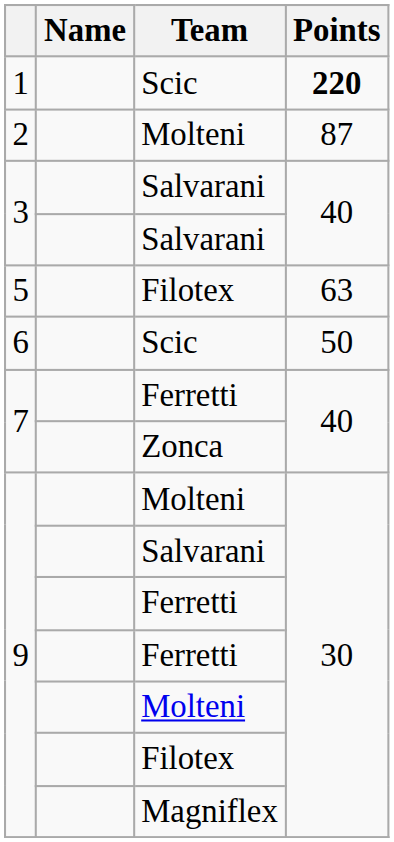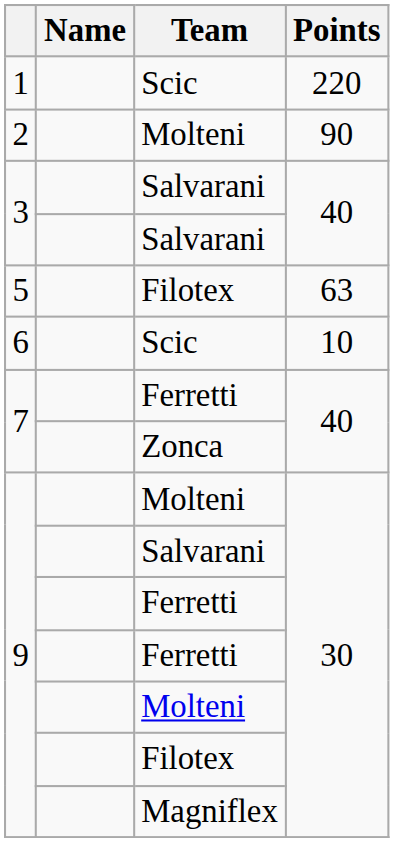(337, 82) bold -> (337, 82) normal
(337, 134) 87 -> (337, 134) 90
(337, 342) 50 -> (337, 342) 10
